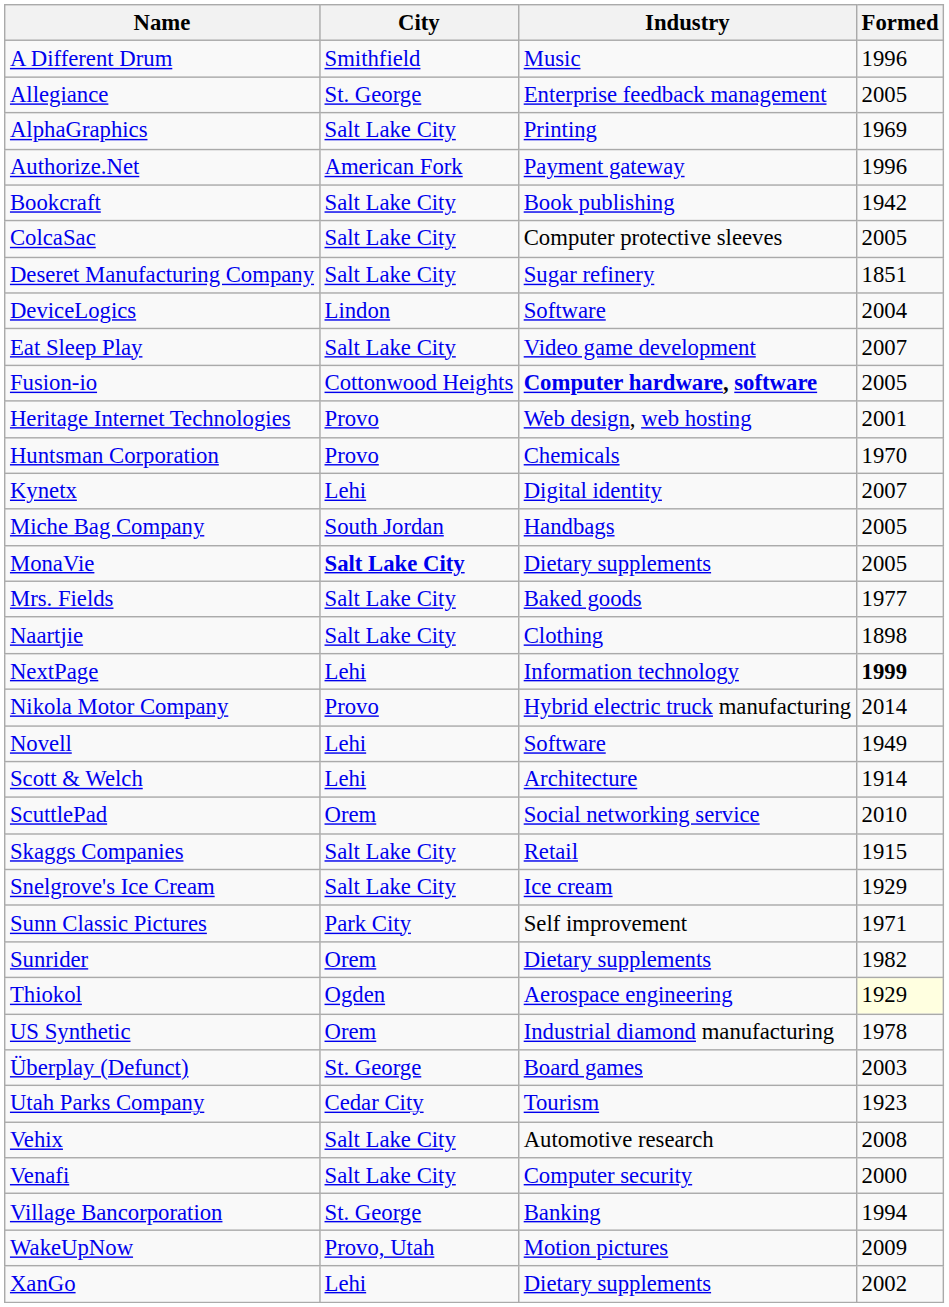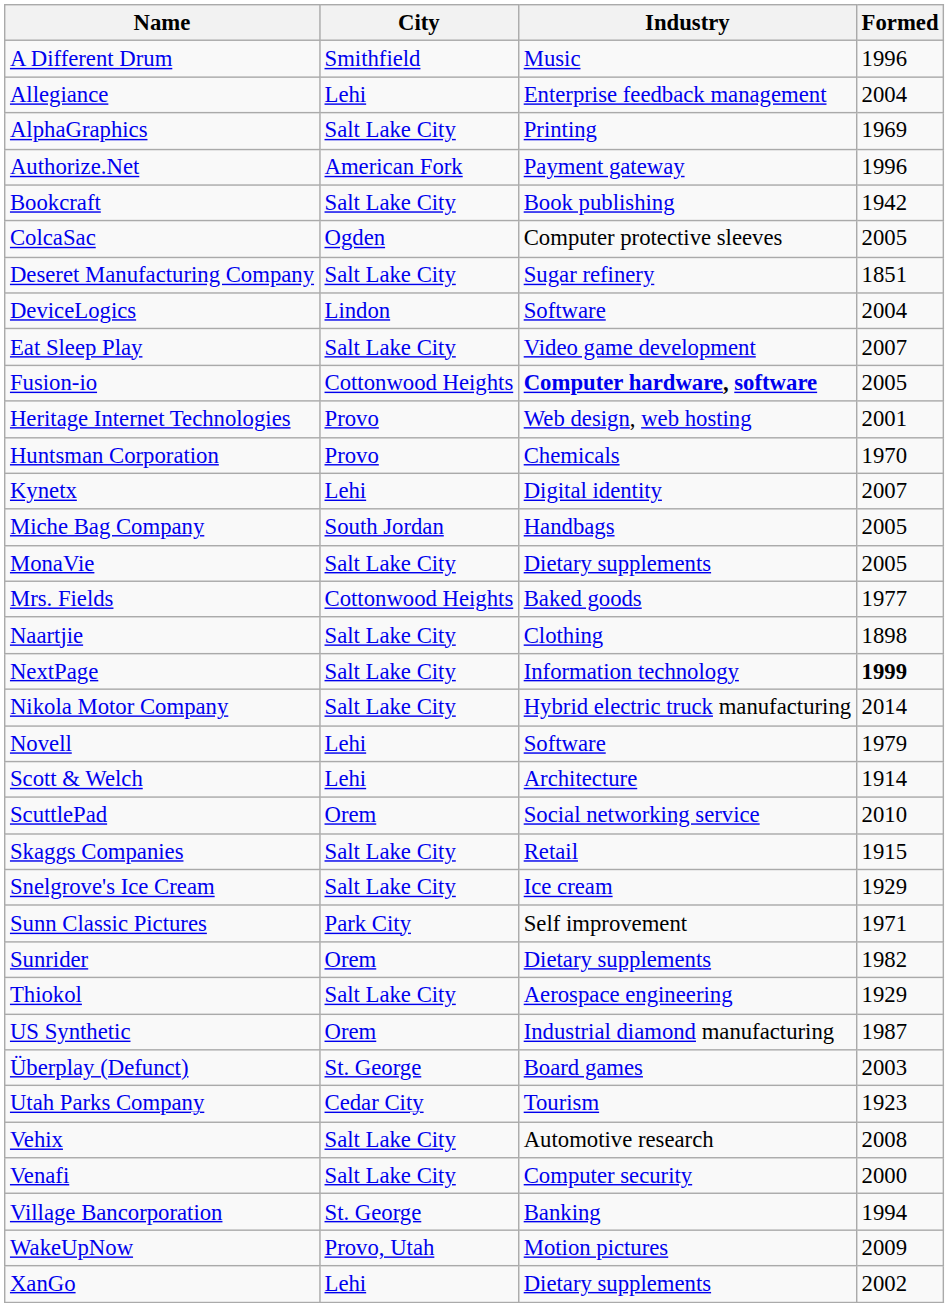(373, 94) St. George -> (345, 94) Lehi
(884, 94) 2005 -> (884, 94) 2004
(390, 238) Salt Lake City -> (355, 238) Ogden
(395, 563) bold -> (390, 563) normal
(390, 599) Salt Lake City -> (419, 599) Cottonwood Heights
(345, 671) Lehi -> (390, 671) Salt Lake City
(352, 707) Provo -> (390, 707) Salt Lake City
(884, 743) 1949 -> (884, 743) 1979
(355, 995) Ogden -> (390, 995) Salt Lake City
(884, 995) lightyellow background -> (884, 995) no background
(884, 1031) 1978 -> (884, 1031) 1987
